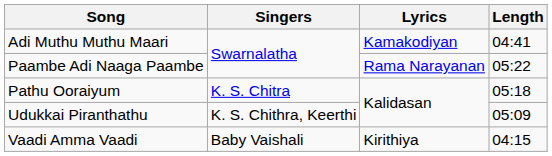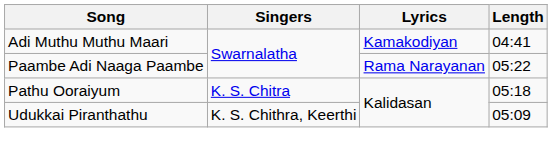- row: (73, 140)
